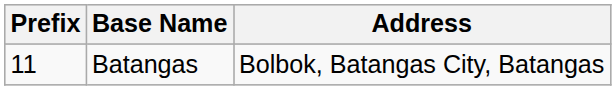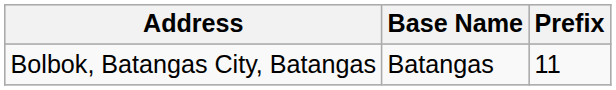columns swapped: (45, 24) <-> (422, 24)
